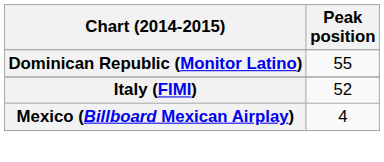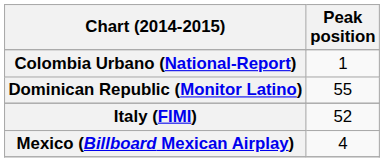+ row: (155, 63)
